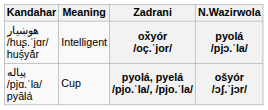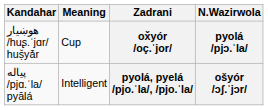(84, 42) Intelligent -> (71, 42) Cup
(71, 84) Cup -> (84, 84) Intelligent
